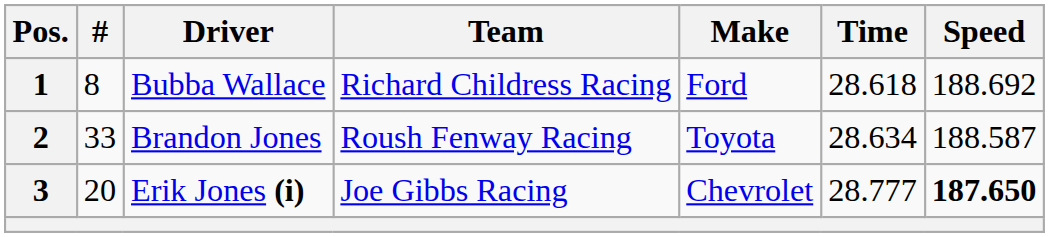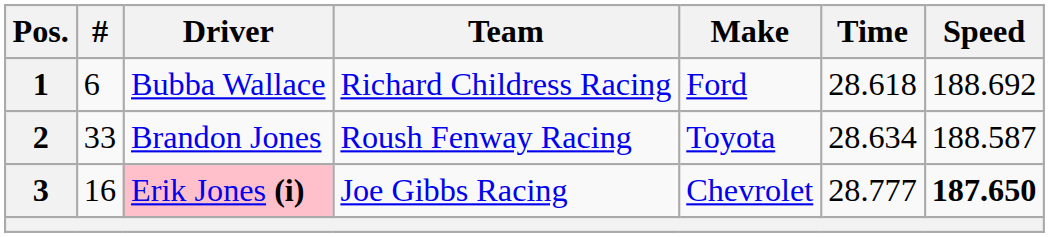(92, 84) 8 -> (92, 84) 6
(100, 190) 20 -> (100, 190) 16
(218, 190) no background -> (218, 190) pink background
